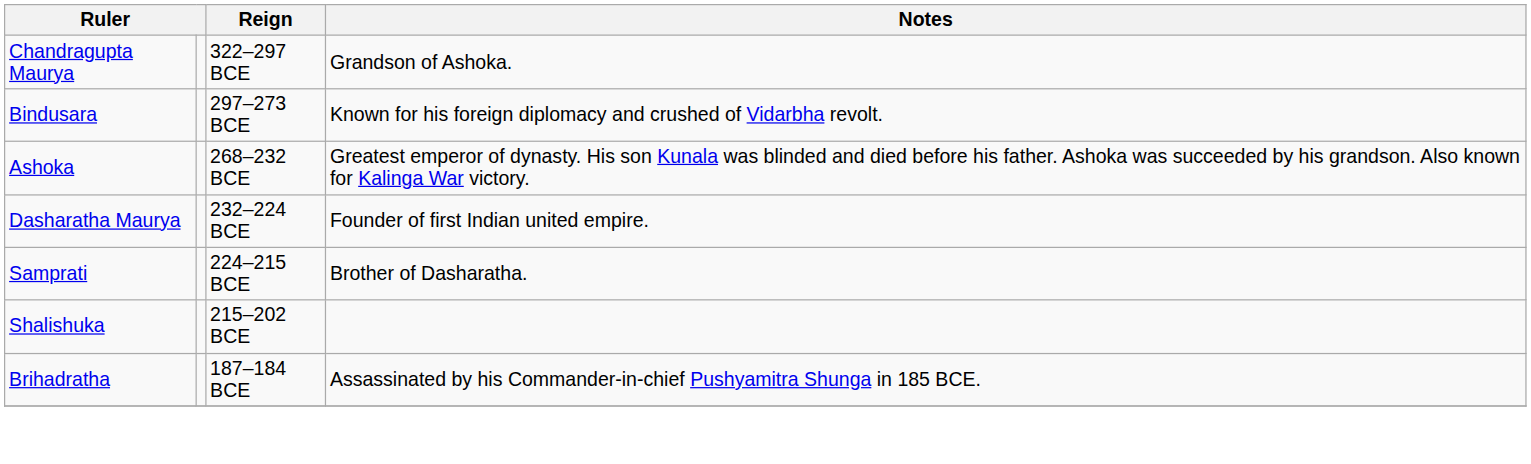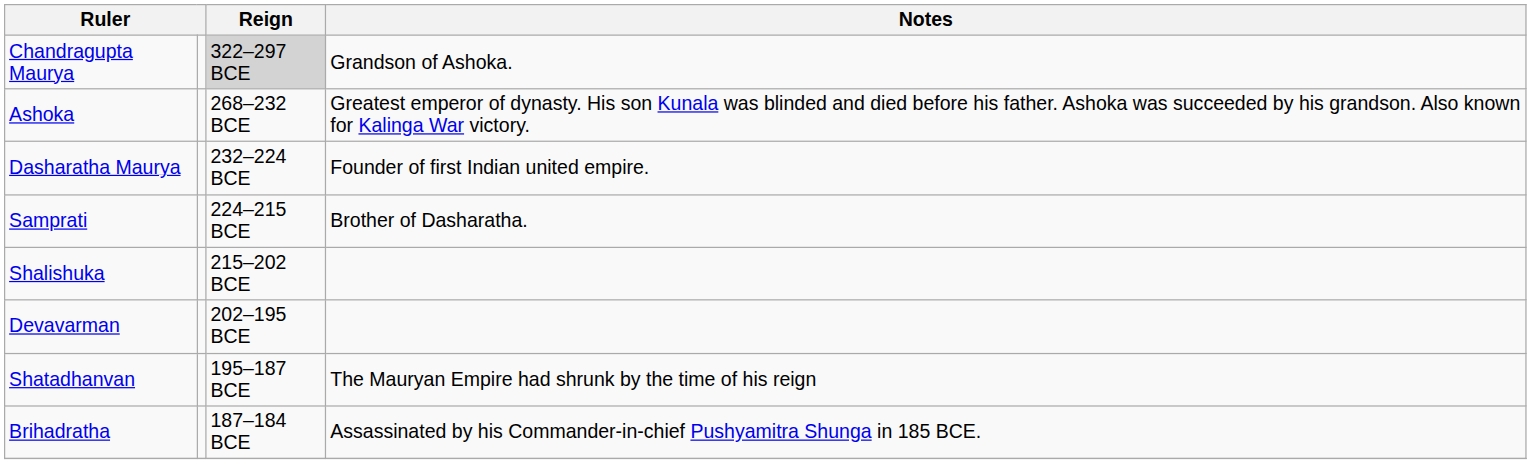(248, 61) no background -> (248, 61) lightgrey background
- row: (53, 114)
+ row: (64, 326)
+ row: (72, 379)
